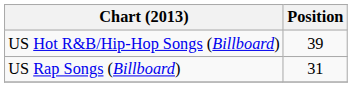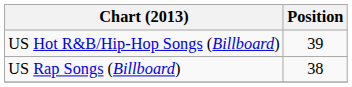(315, 69) 31 -> (315, 69) 38
